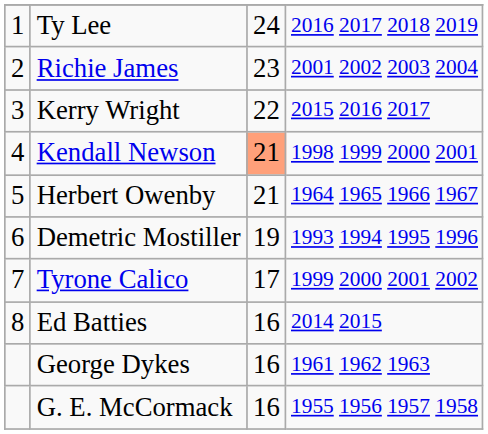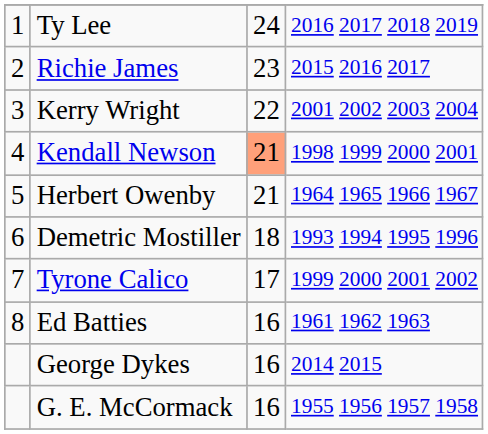(385, 68) 2001 2002 2003 2004 -> (360, 68) 2015 2016 2017
(360, 110) 2015 2016 2017 -> (385, 110) 2001 2002 2003 2004
(266, 237) 19 -> (266, 237) 18
(336, 322) 2014 2015 -> (360, 322) 1961 1962 1963
(360, 364) 1961 1962 1963 -> (336, 364) 2014 2015
